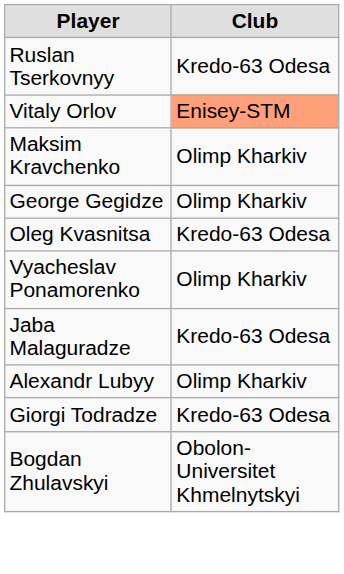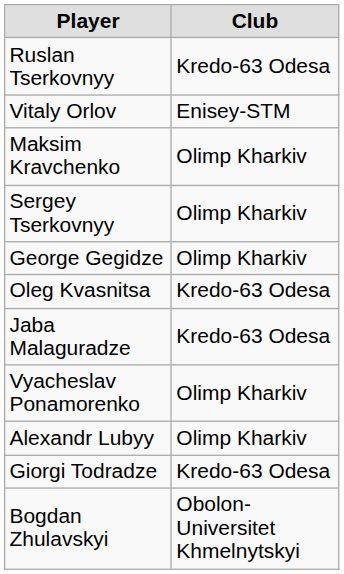(233, 111) lightsalmon background -> (233, 111) no background
+ row: (62, 213)
rows swapped: (70, 336) <-> (75, 279)
